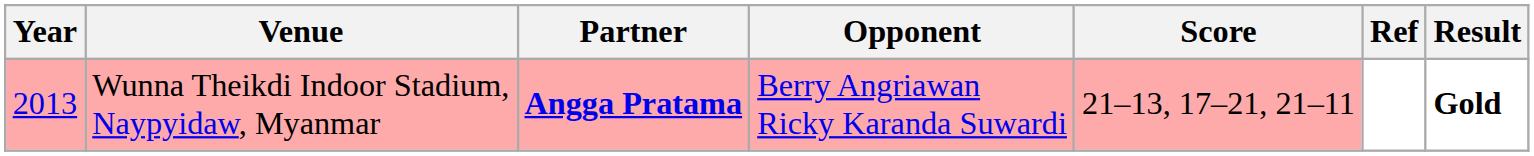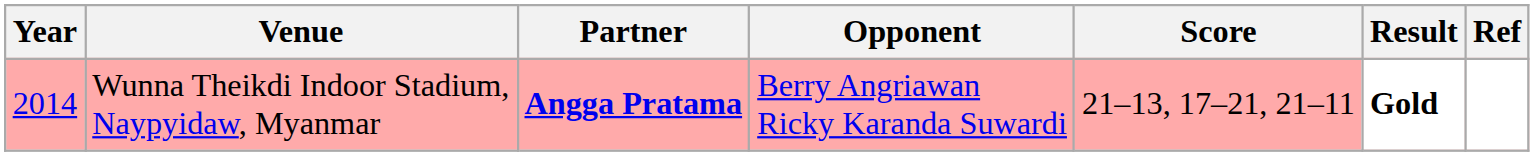columns swapped: (1477, 31) <-> (1394, 31)
(45, 103) 2013 -> (45, 103) 2014
